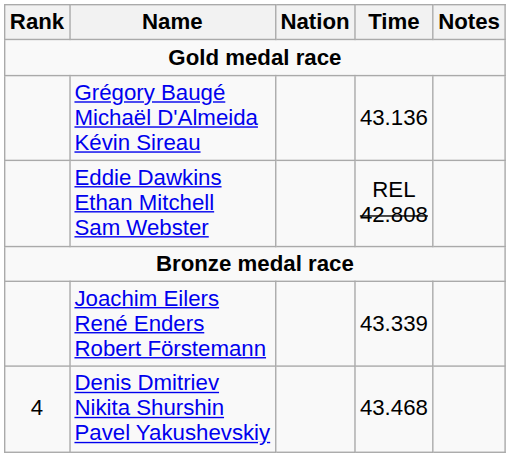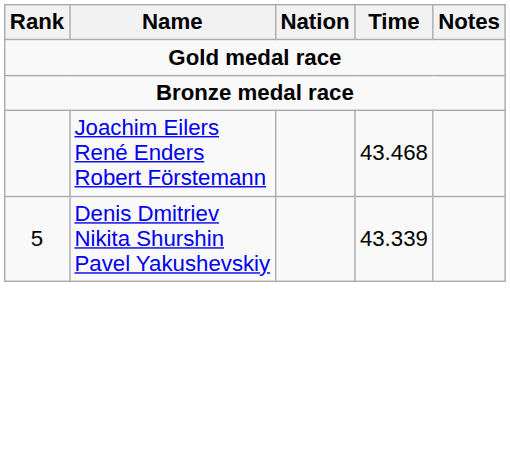- row: (166, 117)
- row: (148, 203)
(394, 323) 43.339 -> (394, 152) 43.468
(37, 408) 4 -> (37, 238) 5
(394, 408) 43.468 -> (394, 238) 43.339
